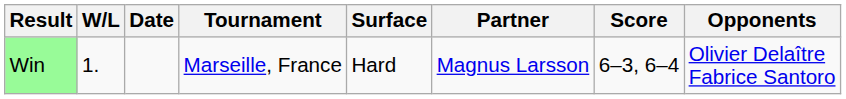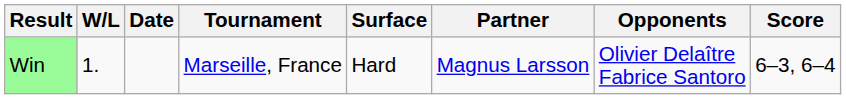columns swapped: (762, 20) <-> (639, 20)
